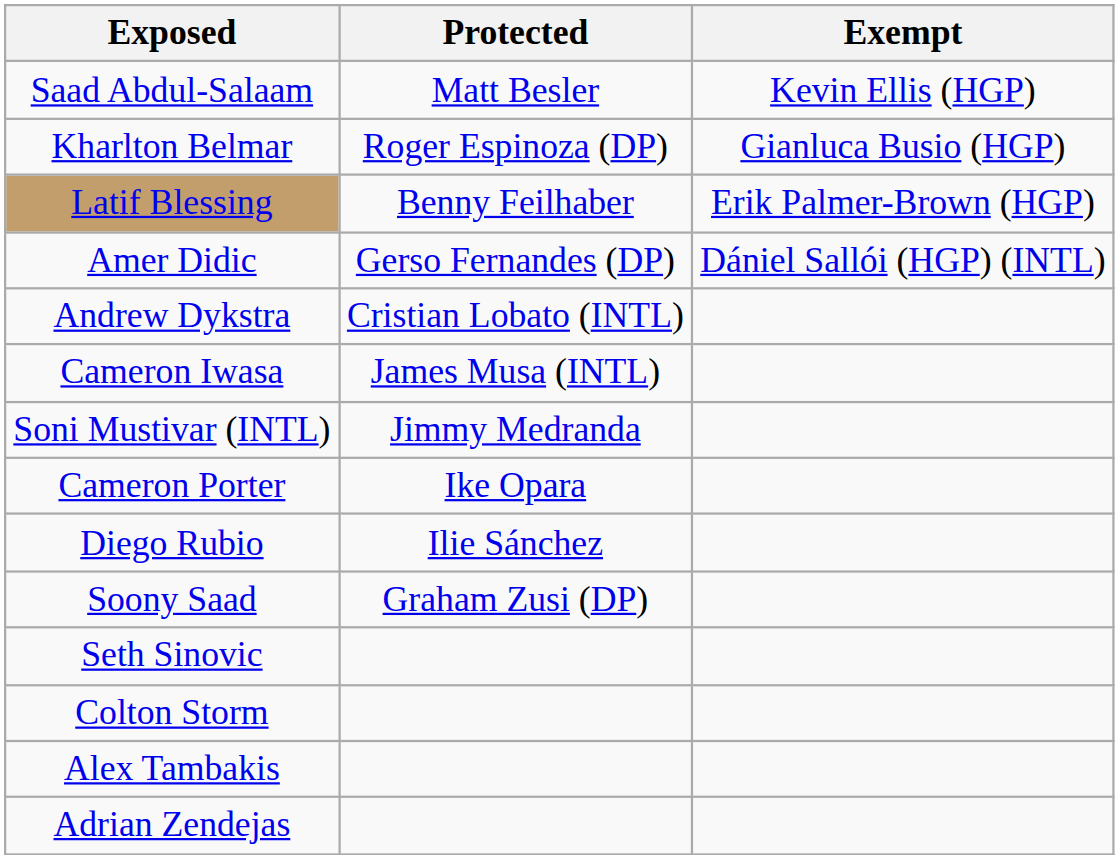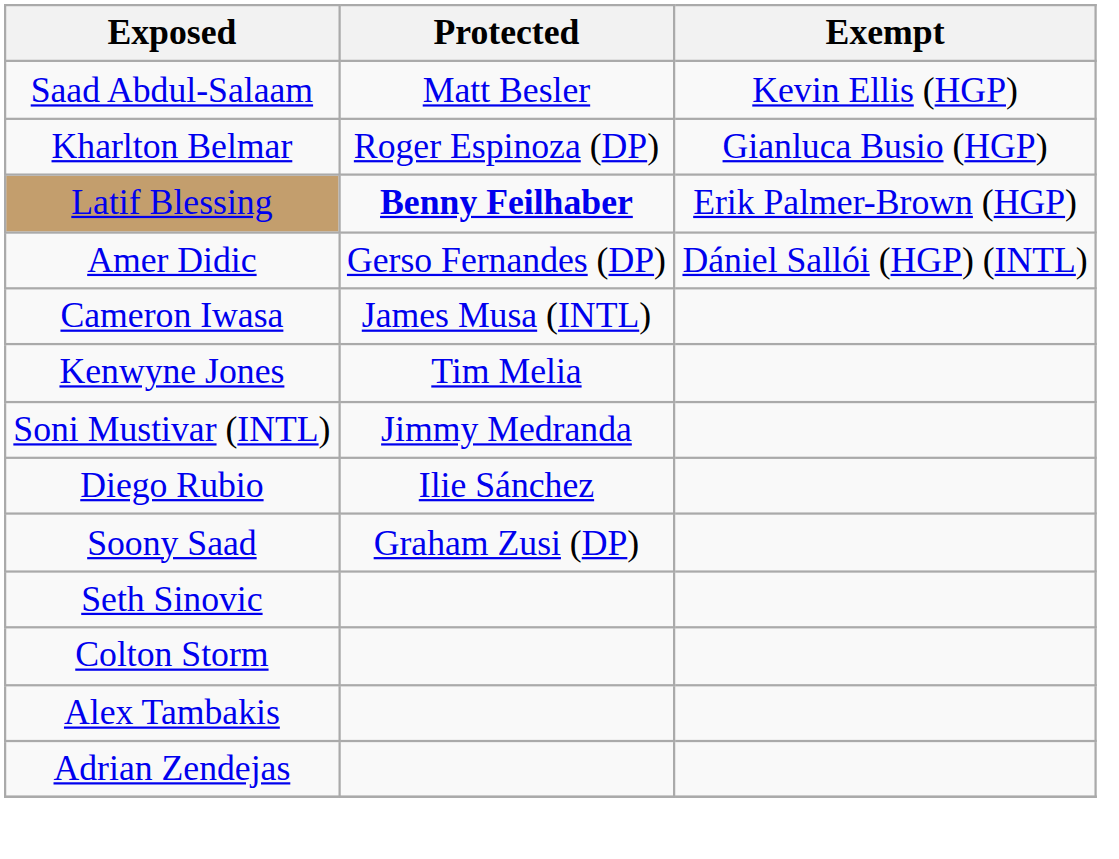(515, 202) normal -> (506, 202) bold
- row: (172, 315)
+ row: (172, 372)
- row: (172, 485)
